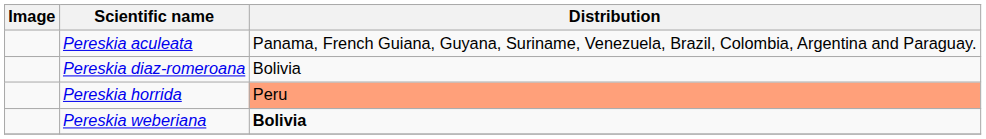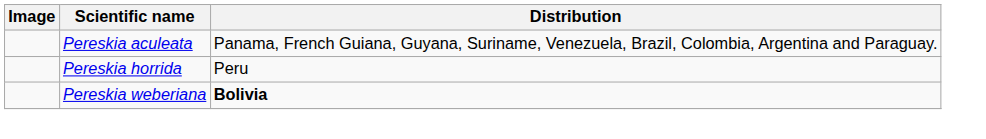- row: (154, 69)
(270, 95) lightsalmon background -> (231, 69) no background
